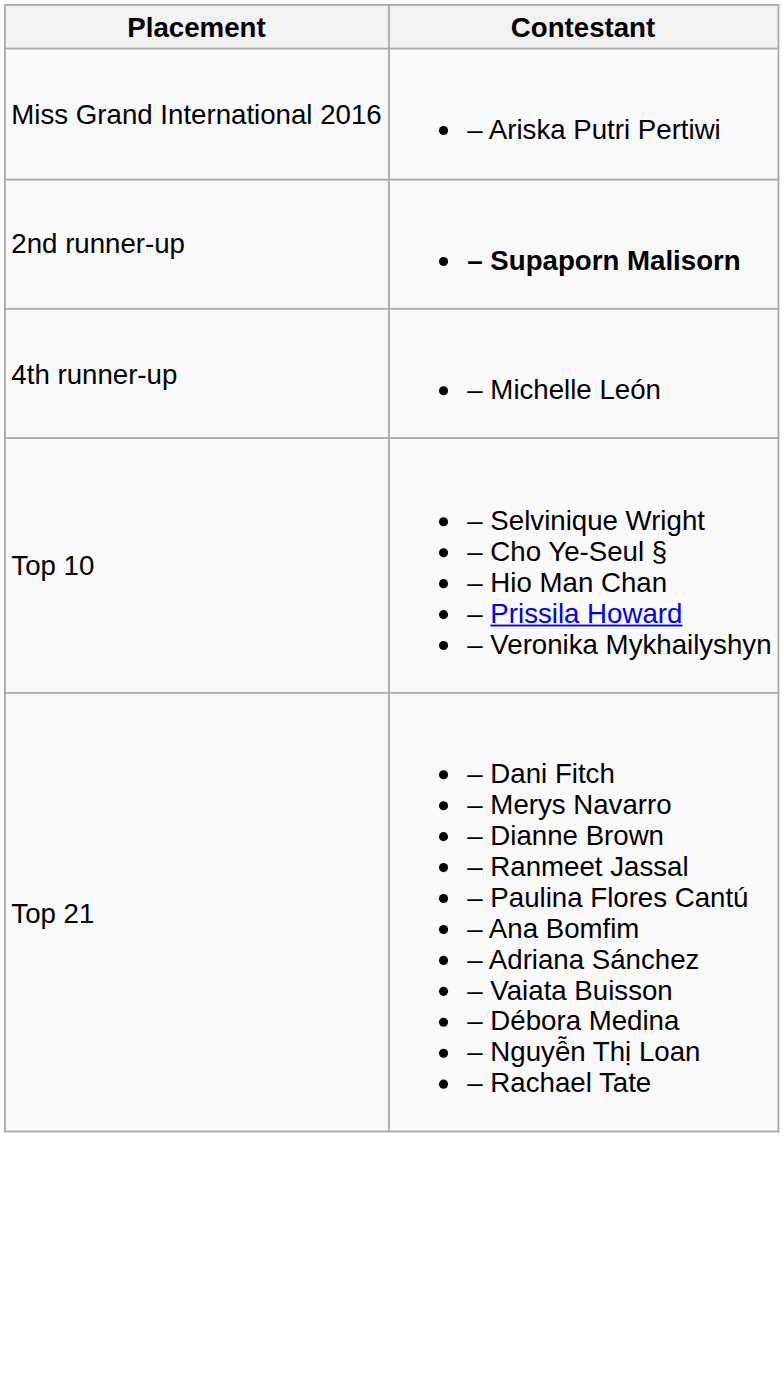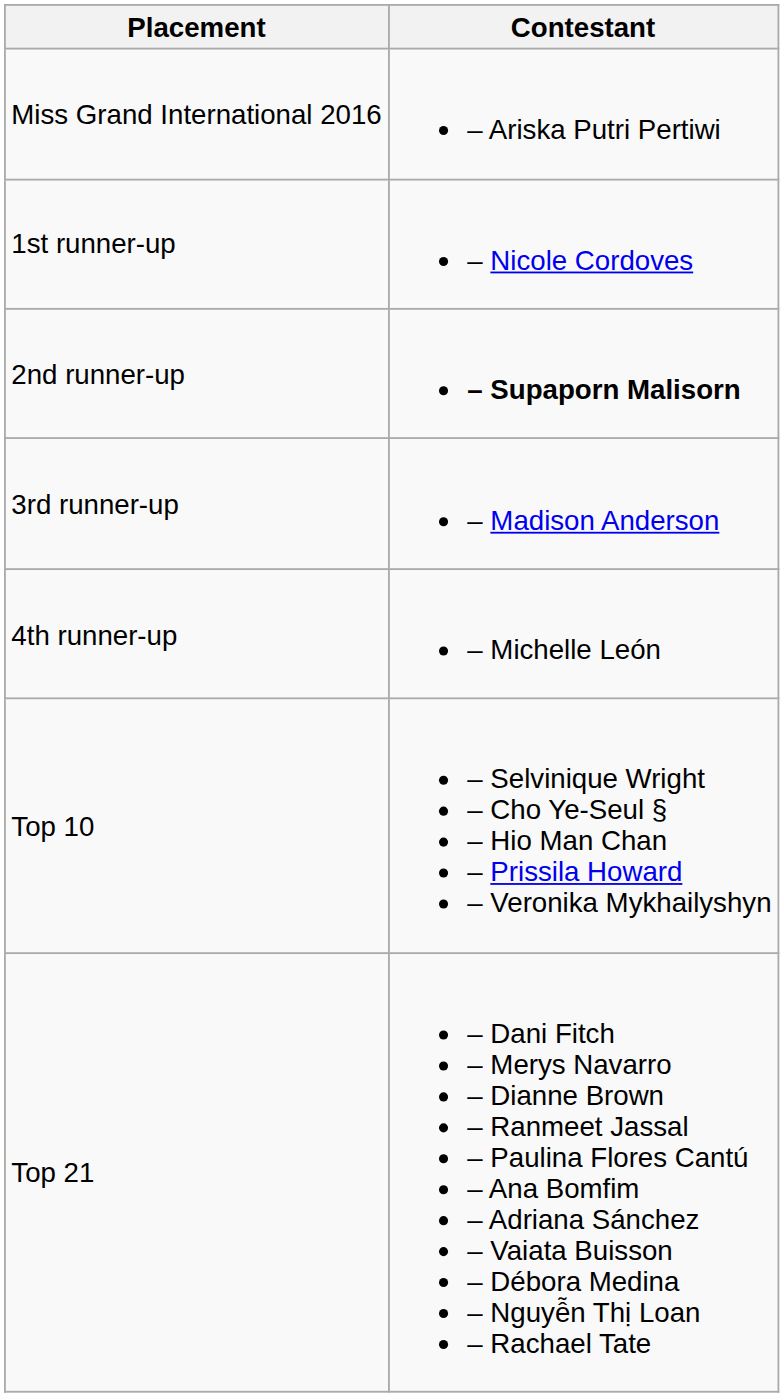+ row: (94, 244)
+ row: (95, 504)
